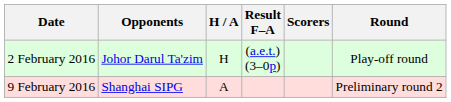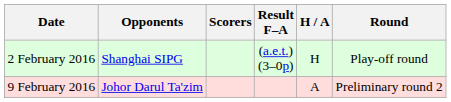columns swapped: (224, 22) <-> (308, 22)
(152, 58) Johor Darul Ta'zim -> (142, 58) Shanghai SIPG
(142, 87) Shanghai SIPG -> (152, 87) Johor Darul Ta'zim
